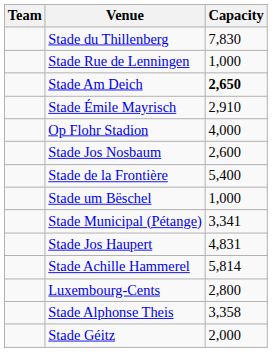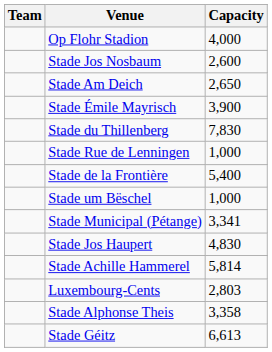rows swapped: (108, 38) <-> (98, 130)
rows swapped: (105, 152) <-> (119, 61)
(225, 84) bold -> (225, 84) normal
(225, 107) 2,910 -> (225, 107) 3,900
(225, 244) 4,831 -> (225, 244) 4,830
(225, 289) 2,800 -> (225, 289) 2,803
(225, 335) 2,000 -> (225, 335) 6,613
